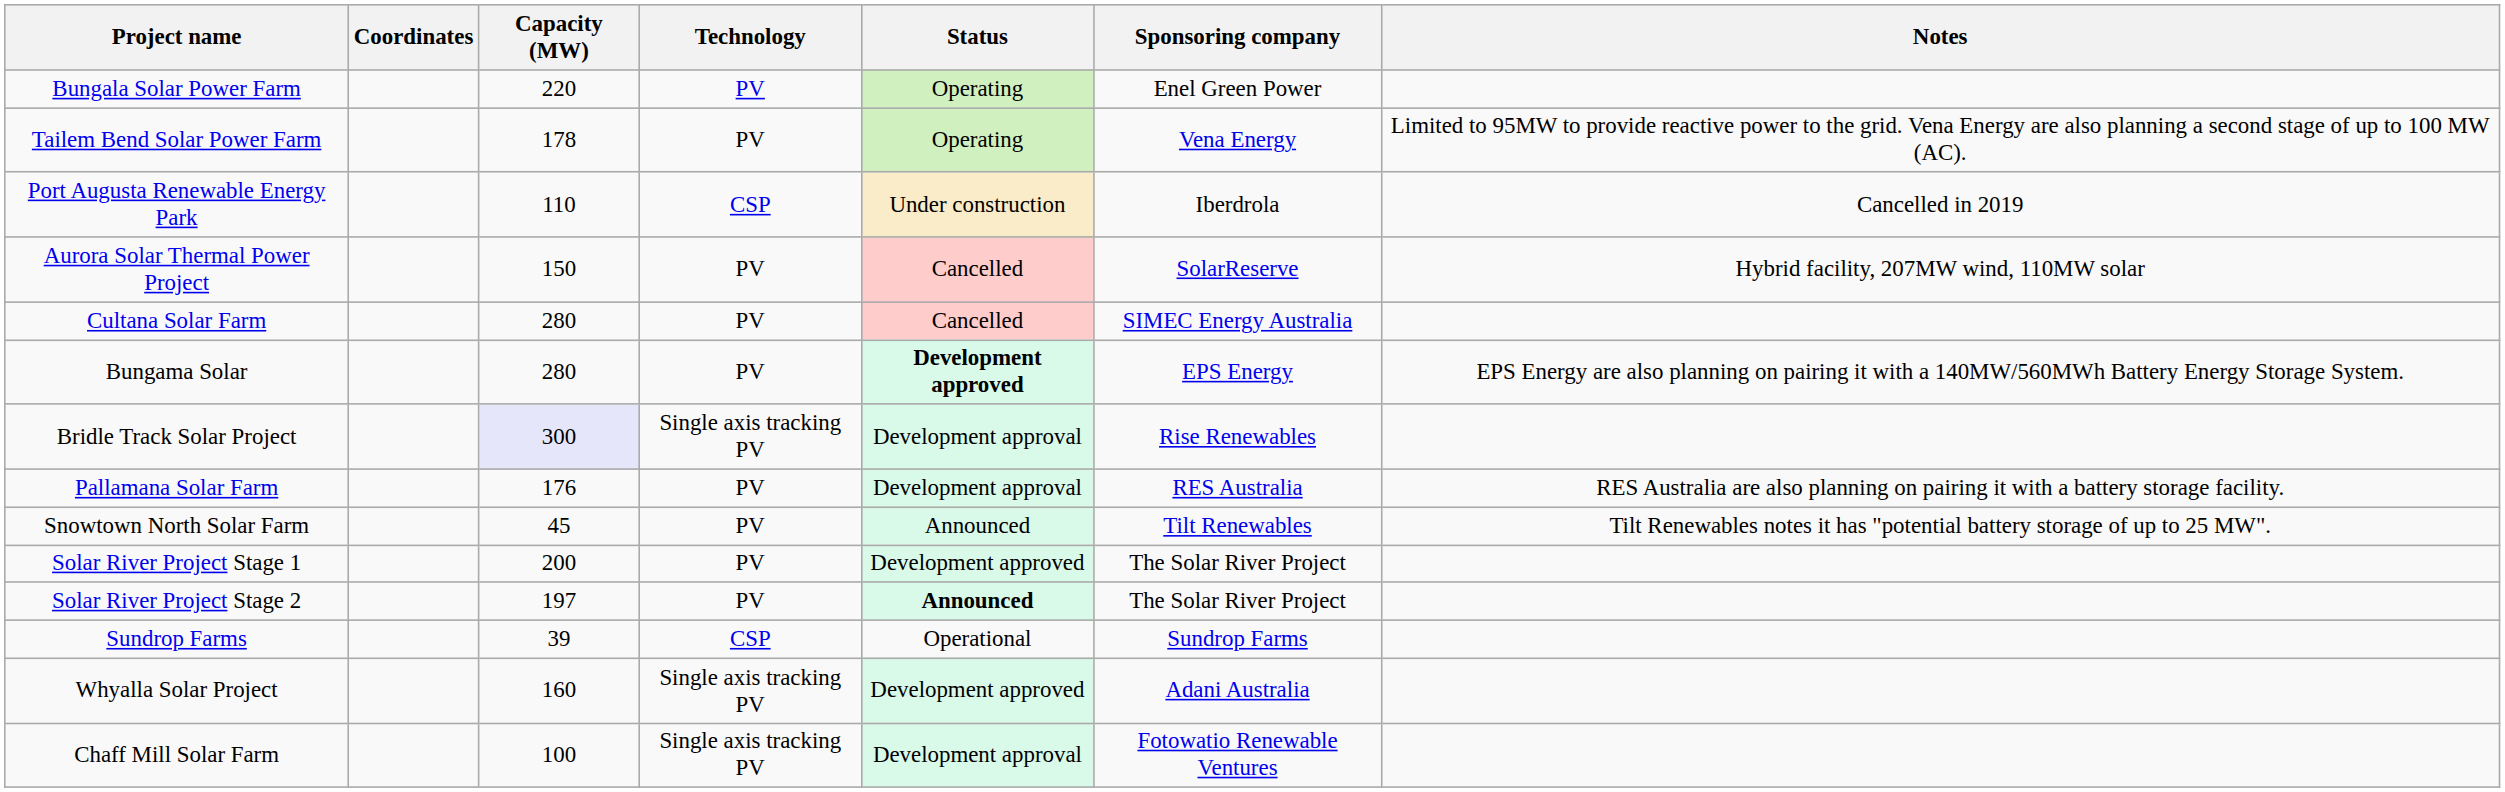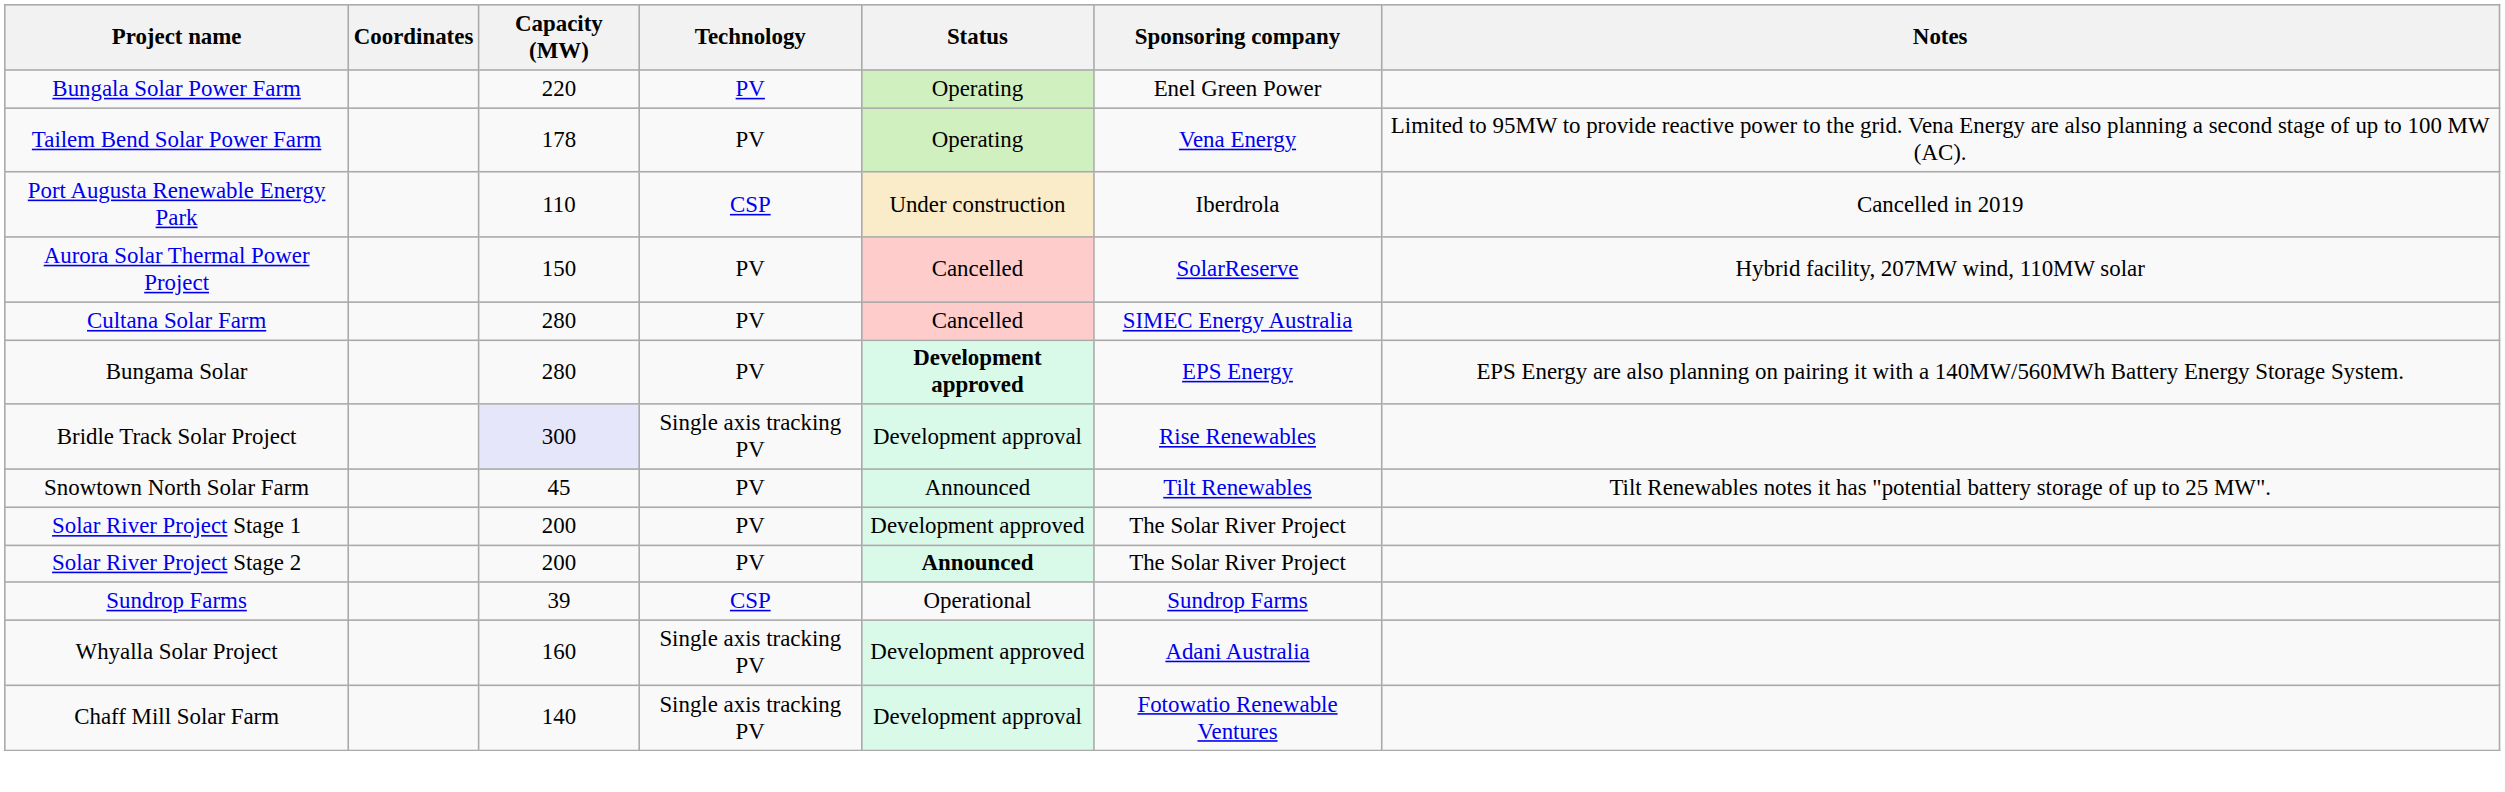- row: (177, 488)
(559, 601) 197 -> (559, 563) 200
(559, 755) 100 -> (559, 717) 140
